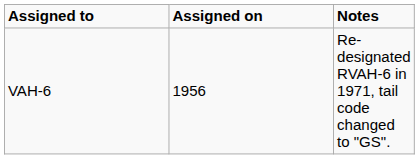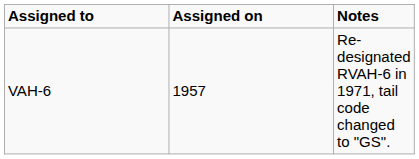(189, 91) 1956 -> (189, 91) 1957
